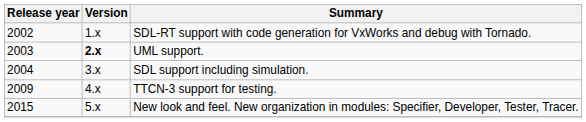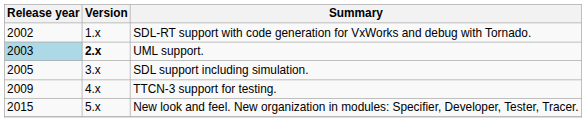(20, 51) no background -> (20, 51) lightblue background
(20, 70) 2004 -> (20, 70) 2005
